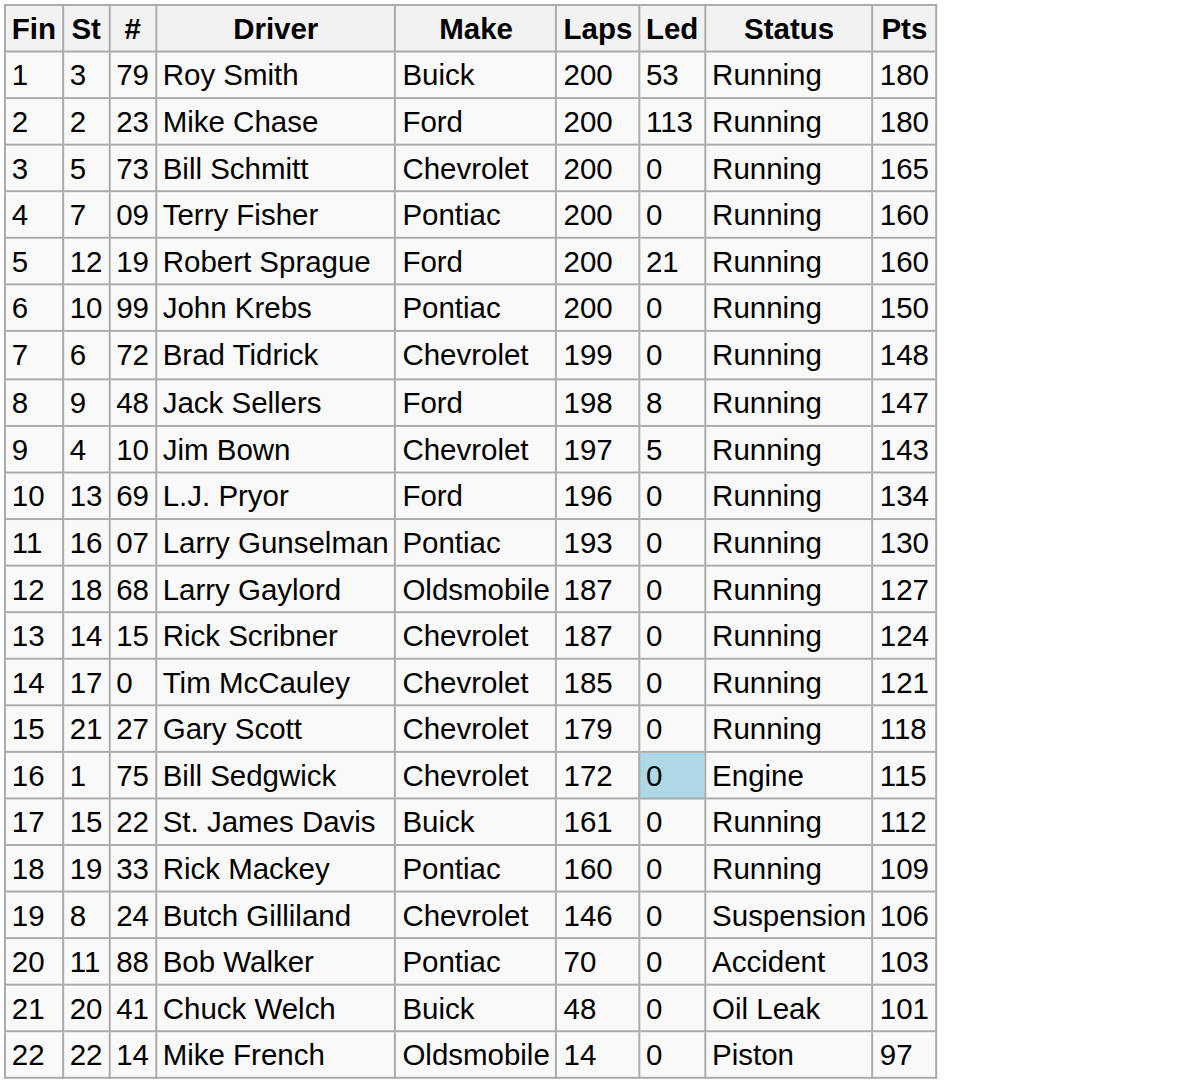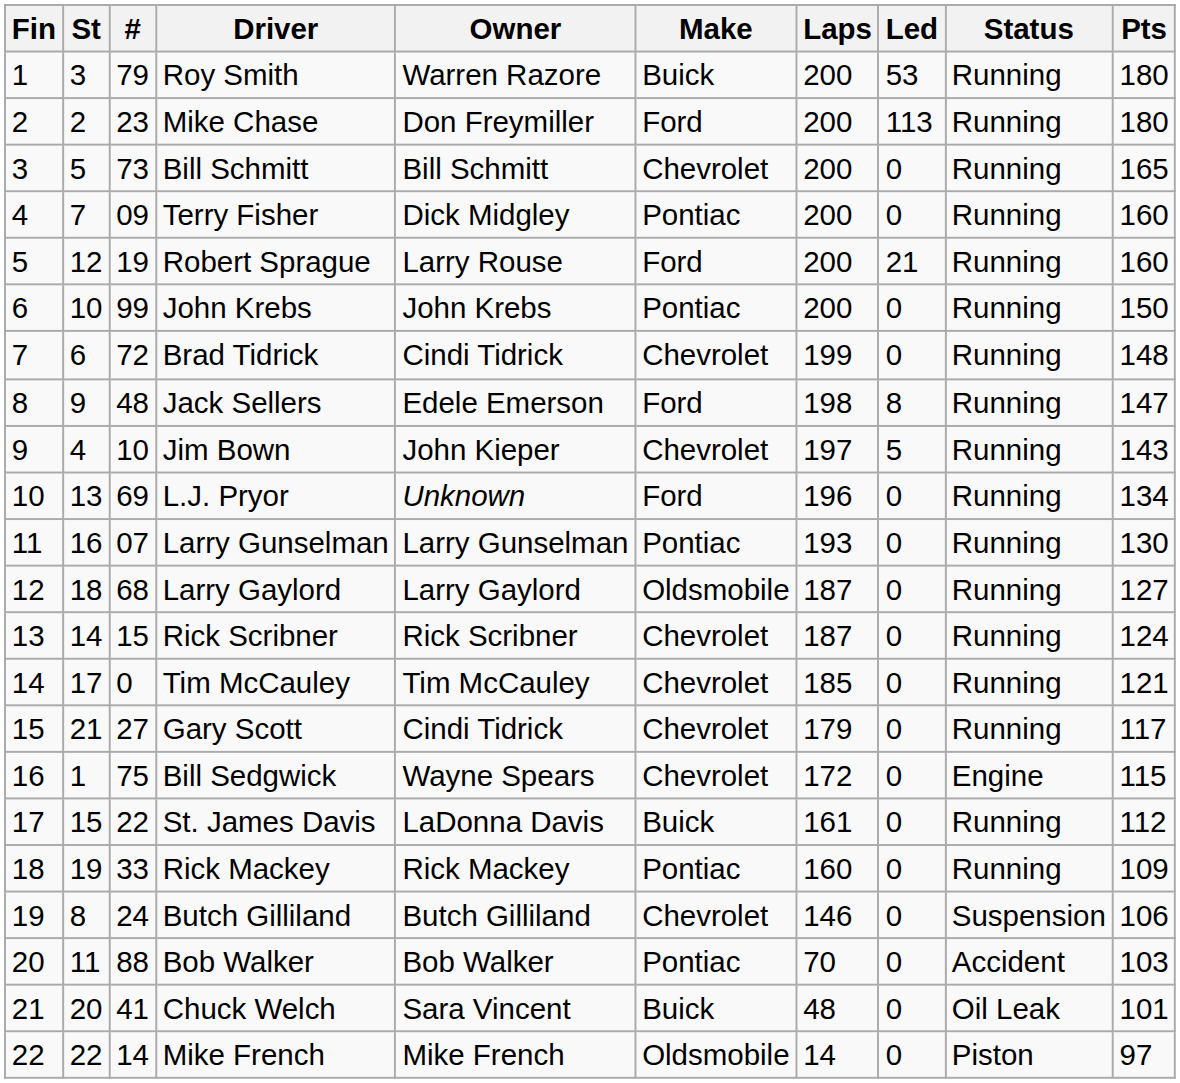+ column: (515, 28)
(903, 729) 118 -> (1143, 729) 117
(654, 775) lightblue background -> (894, 775) no background
